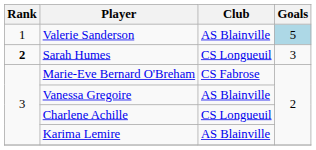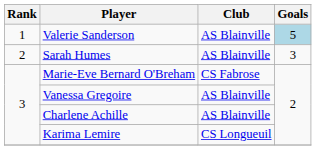(22, 54) bold -> (22, 54) normal
(236, 54) CS Longueuil -> (236, 54) AS Blainville
(236, 114) CS Longueuil -> (236, 114) AS Blainville
(236, 134) AS Blainville -> (236, 134) CS Longueuil
